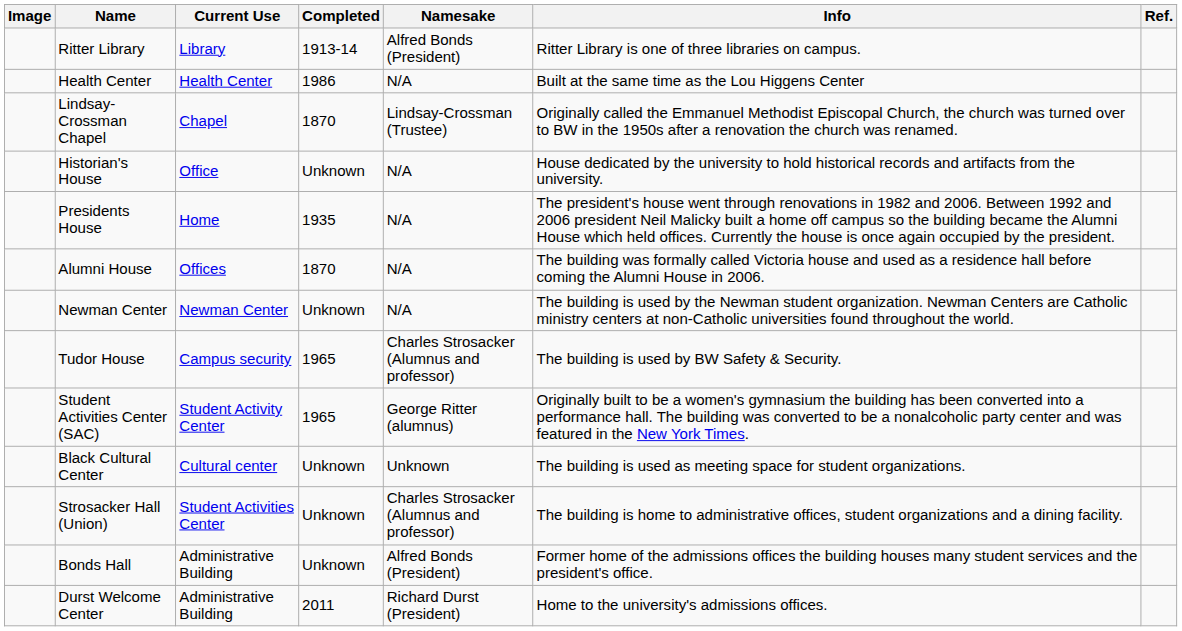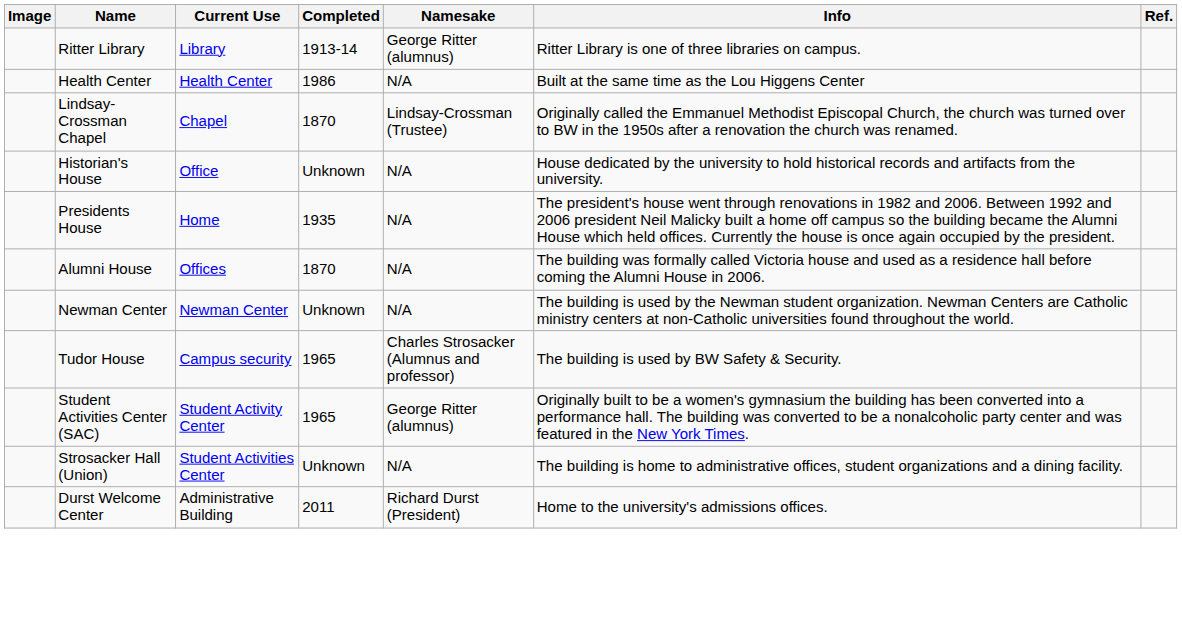(430, 48) Alfred Bonds (President) -> (432, 48) George Ritter (alumnus)
- row: (105, 466)
(451, 515) Charles Strosacker (Alumnus and professor) -> (399, 466) N/A
- row: (95, 564)
